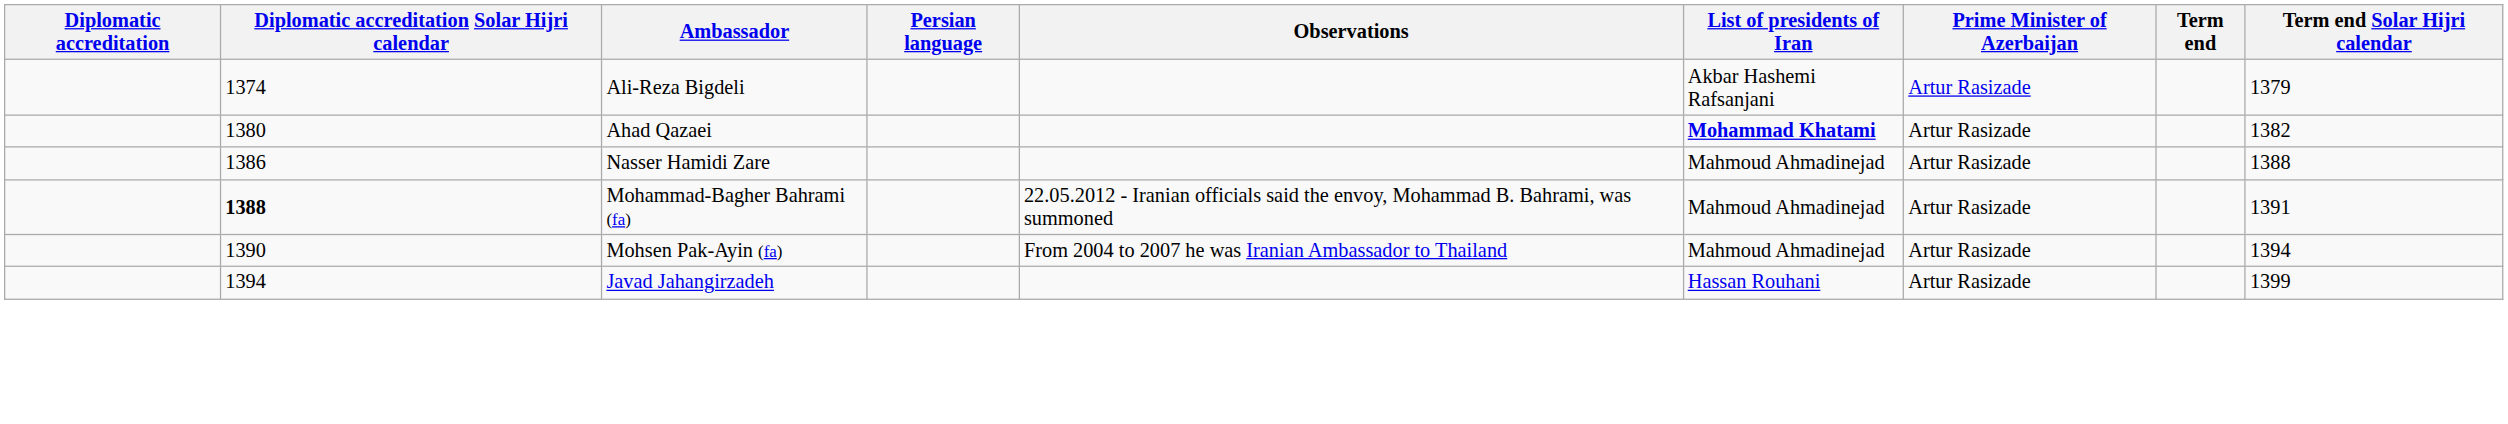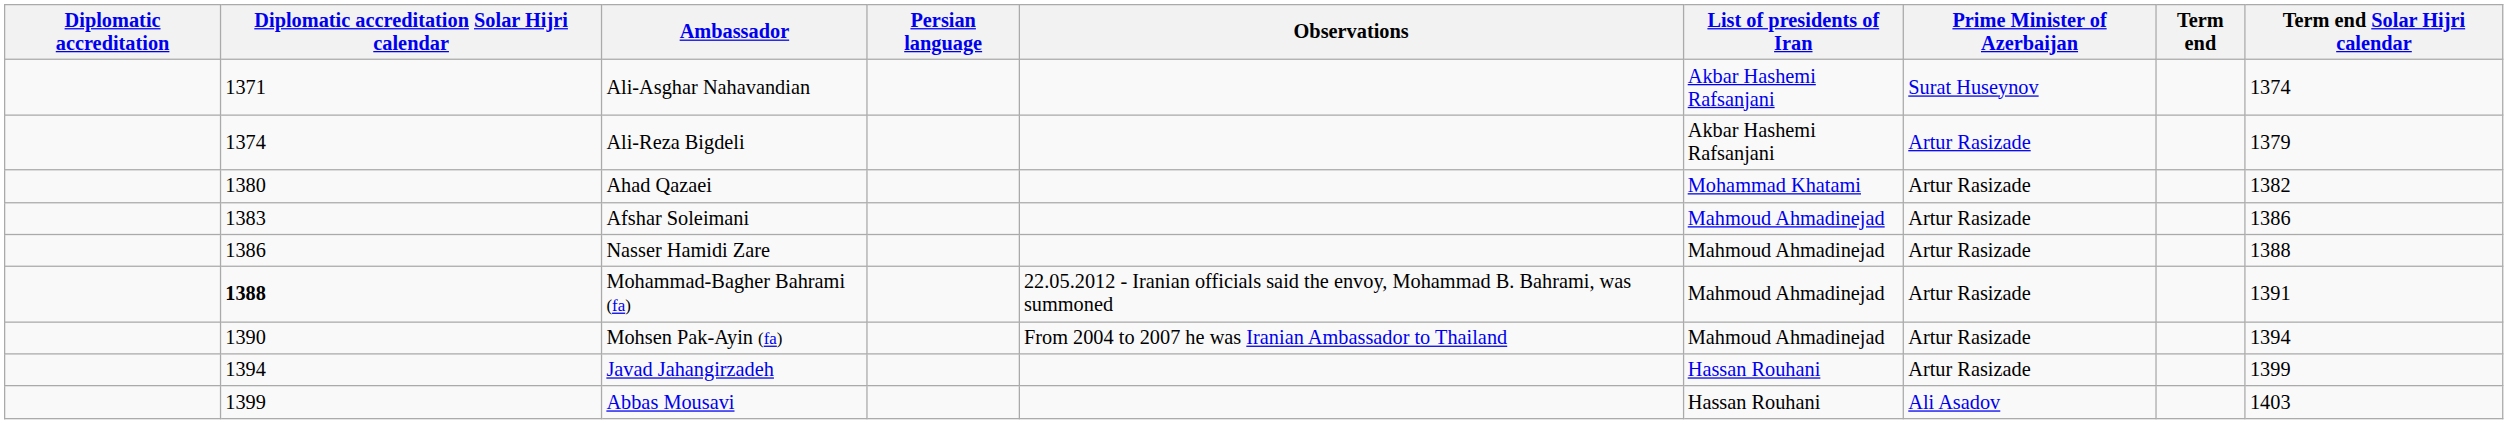+ row: (708, 87)
(1782, 130) bold -> (1774, 185) normal
+ row: (678, 218)
+ row: (670, 402)
